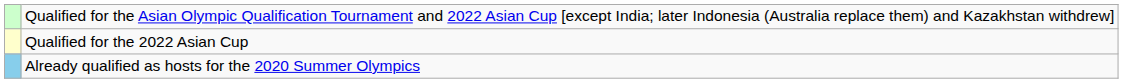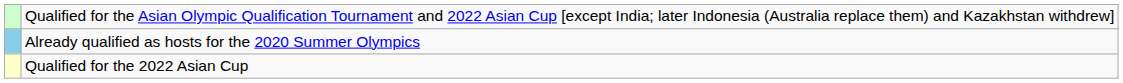rows swapped: (222, 66) <-> (137, 41)
